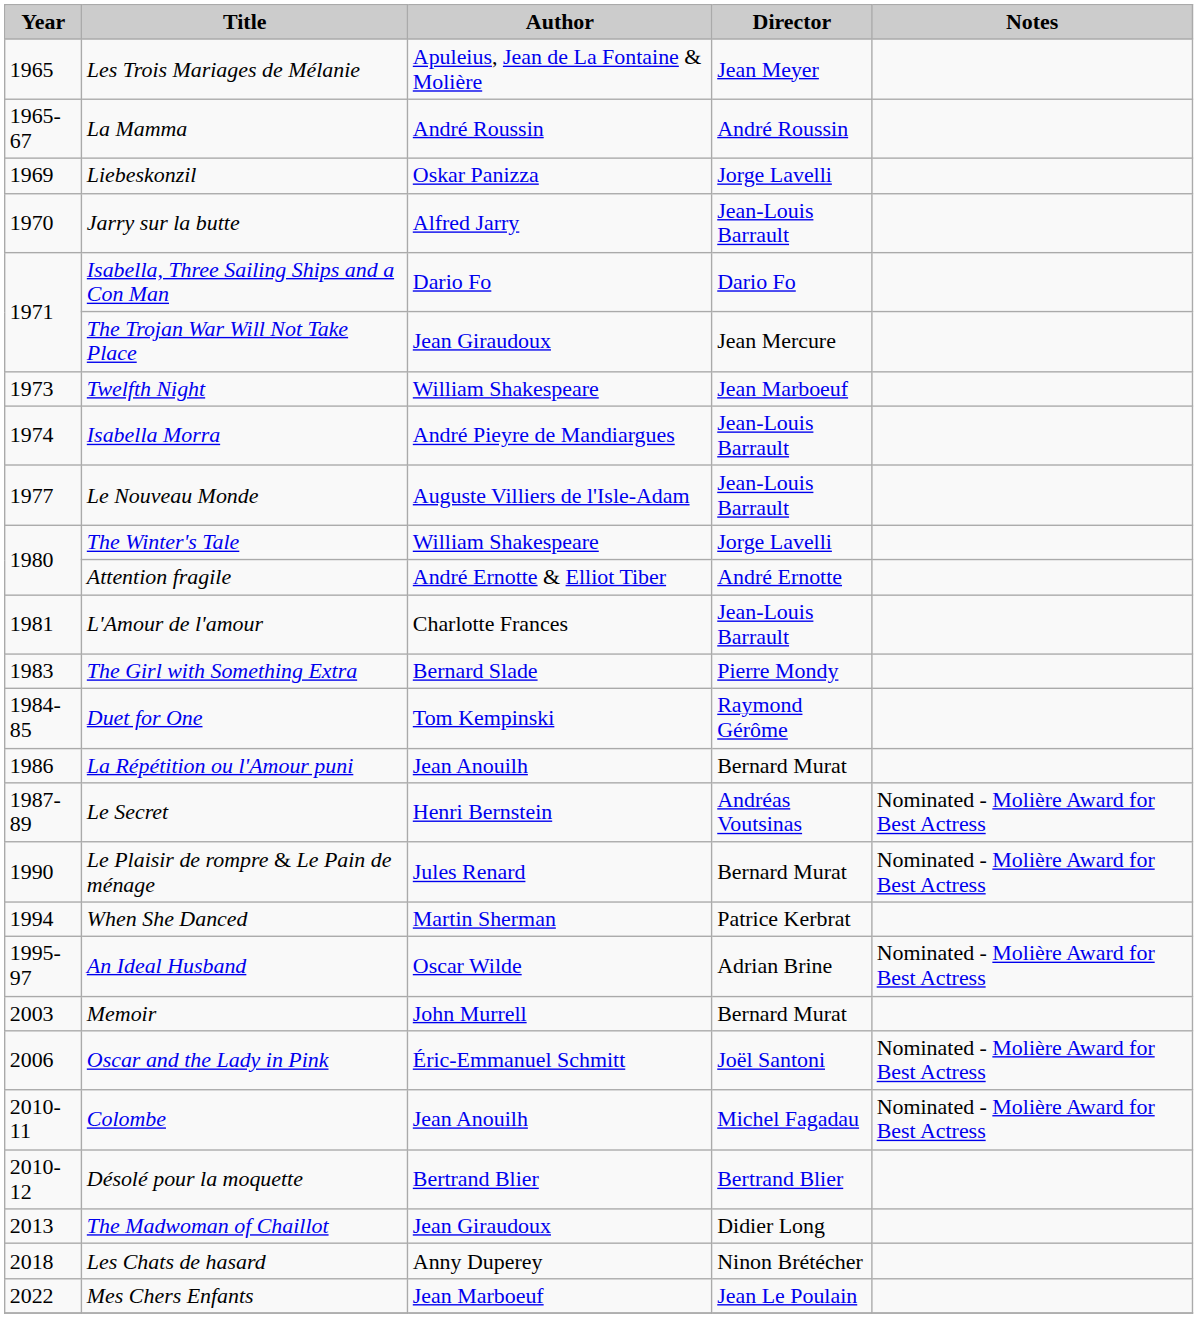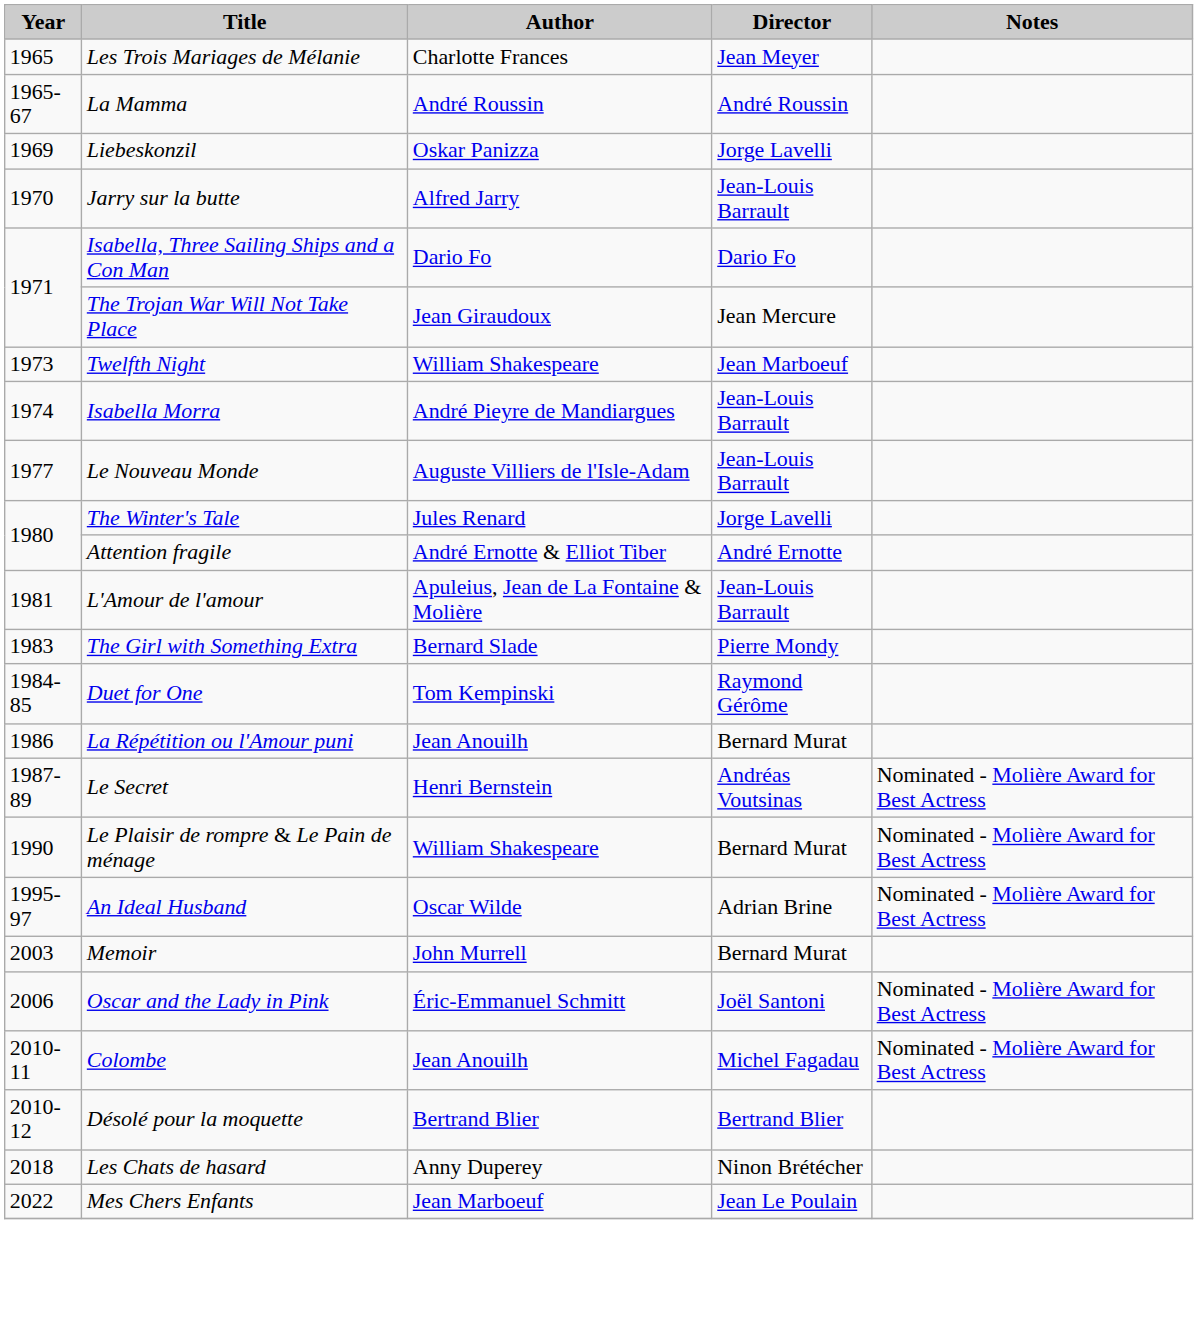(557, 68) Apuleius, Jean de La Fontaine & Molière -> (490, 56) Charlotte Frances
(506, 542) William Shakespeare -> (469, 517) Jules Renard
(490, 623) Charlotte Frances -> (557, 599) Apuleius, Jean de La Fontaine & Molière
(469, 871) Jules Renard -> (506, 847) William Shakespeare
- row: (167, 918)
- row: (208, 1226)
